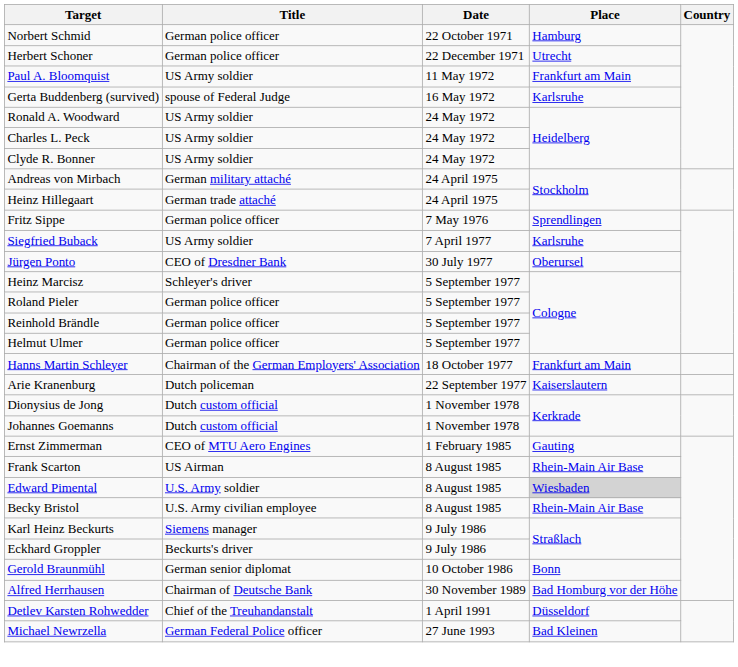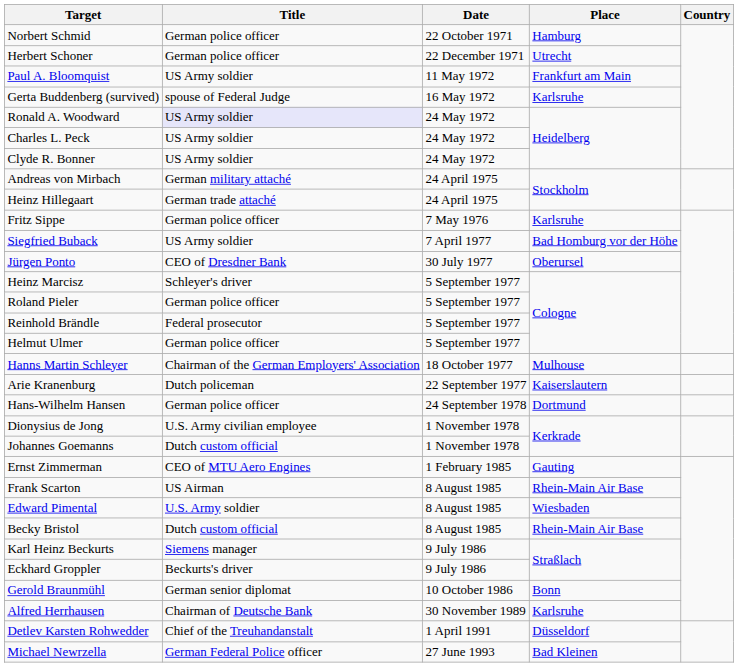(209, 117) no background -> (209, 117) lavender background
(567, 220) Sprendlingen -> (558, 220) Karlsruhe
(558, 240) Karlsruhe -> (605, 240) Bad Homburg vor der Höhe
(222, 323) German police officer -> (213, 323) Federal prosecutor
(582, 364) Frankfurt am Main -> (558, 364) Mulhouse
+ row: (66, 405)
(221, 405) Dutch custom official -> (241, 425) U.S. Army civilian employee
(561, 487) lightgrey background -> (561, 508) no background
(241, 508) U.S. Army civilian employee -> (221, 528) Dutch custom official
(605, 590) Bad Homburg vor der Höhe -> (558, 610) Karlsruhe
